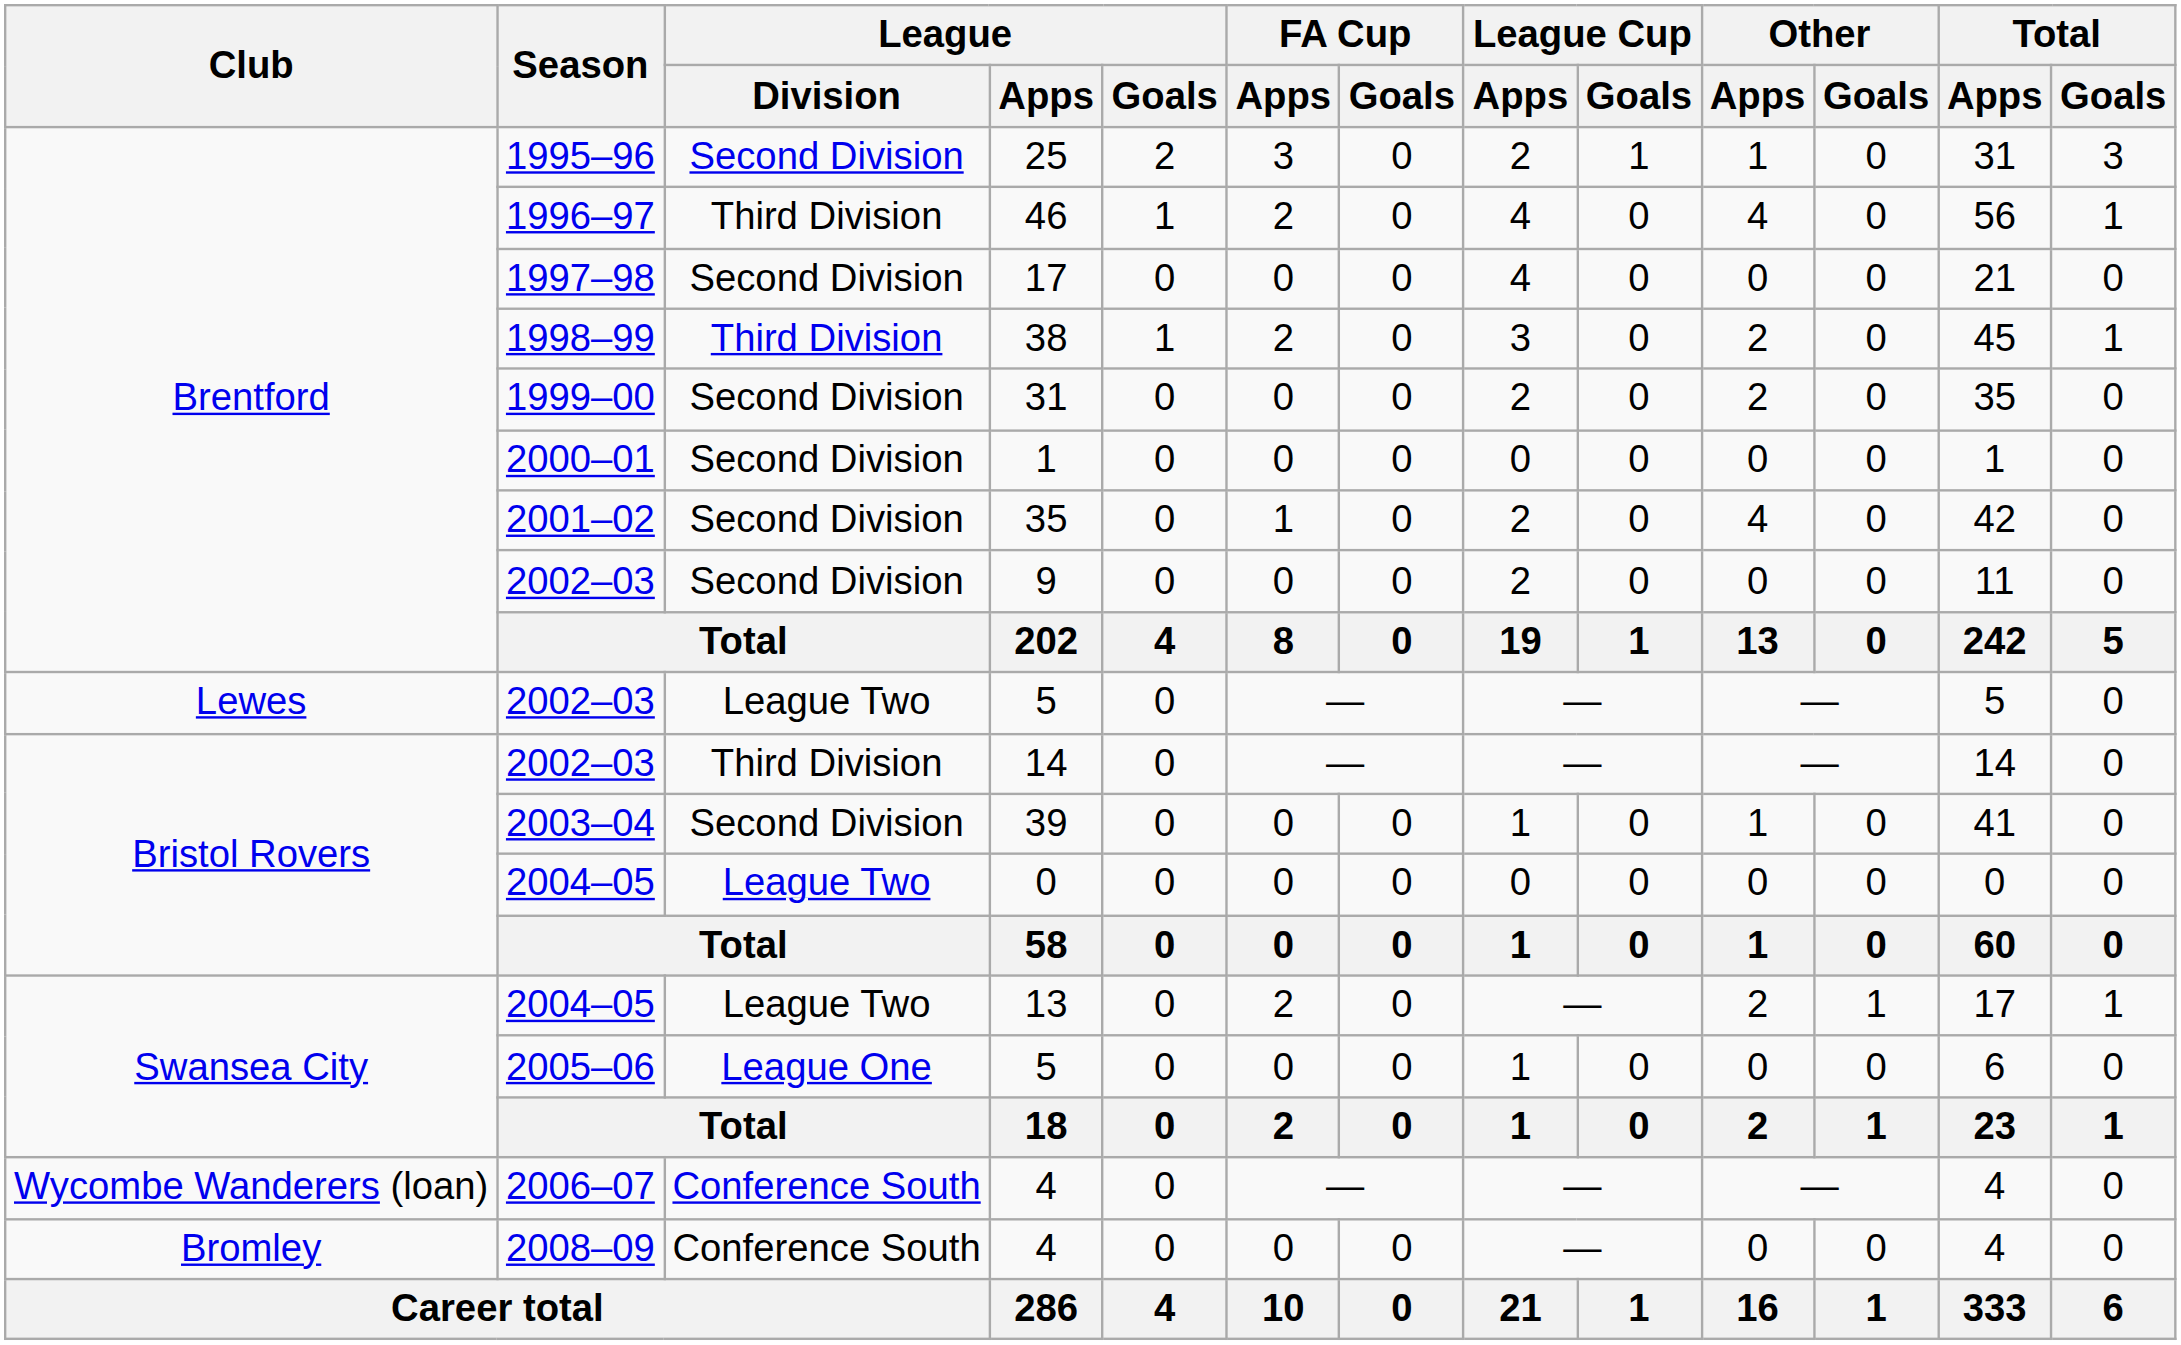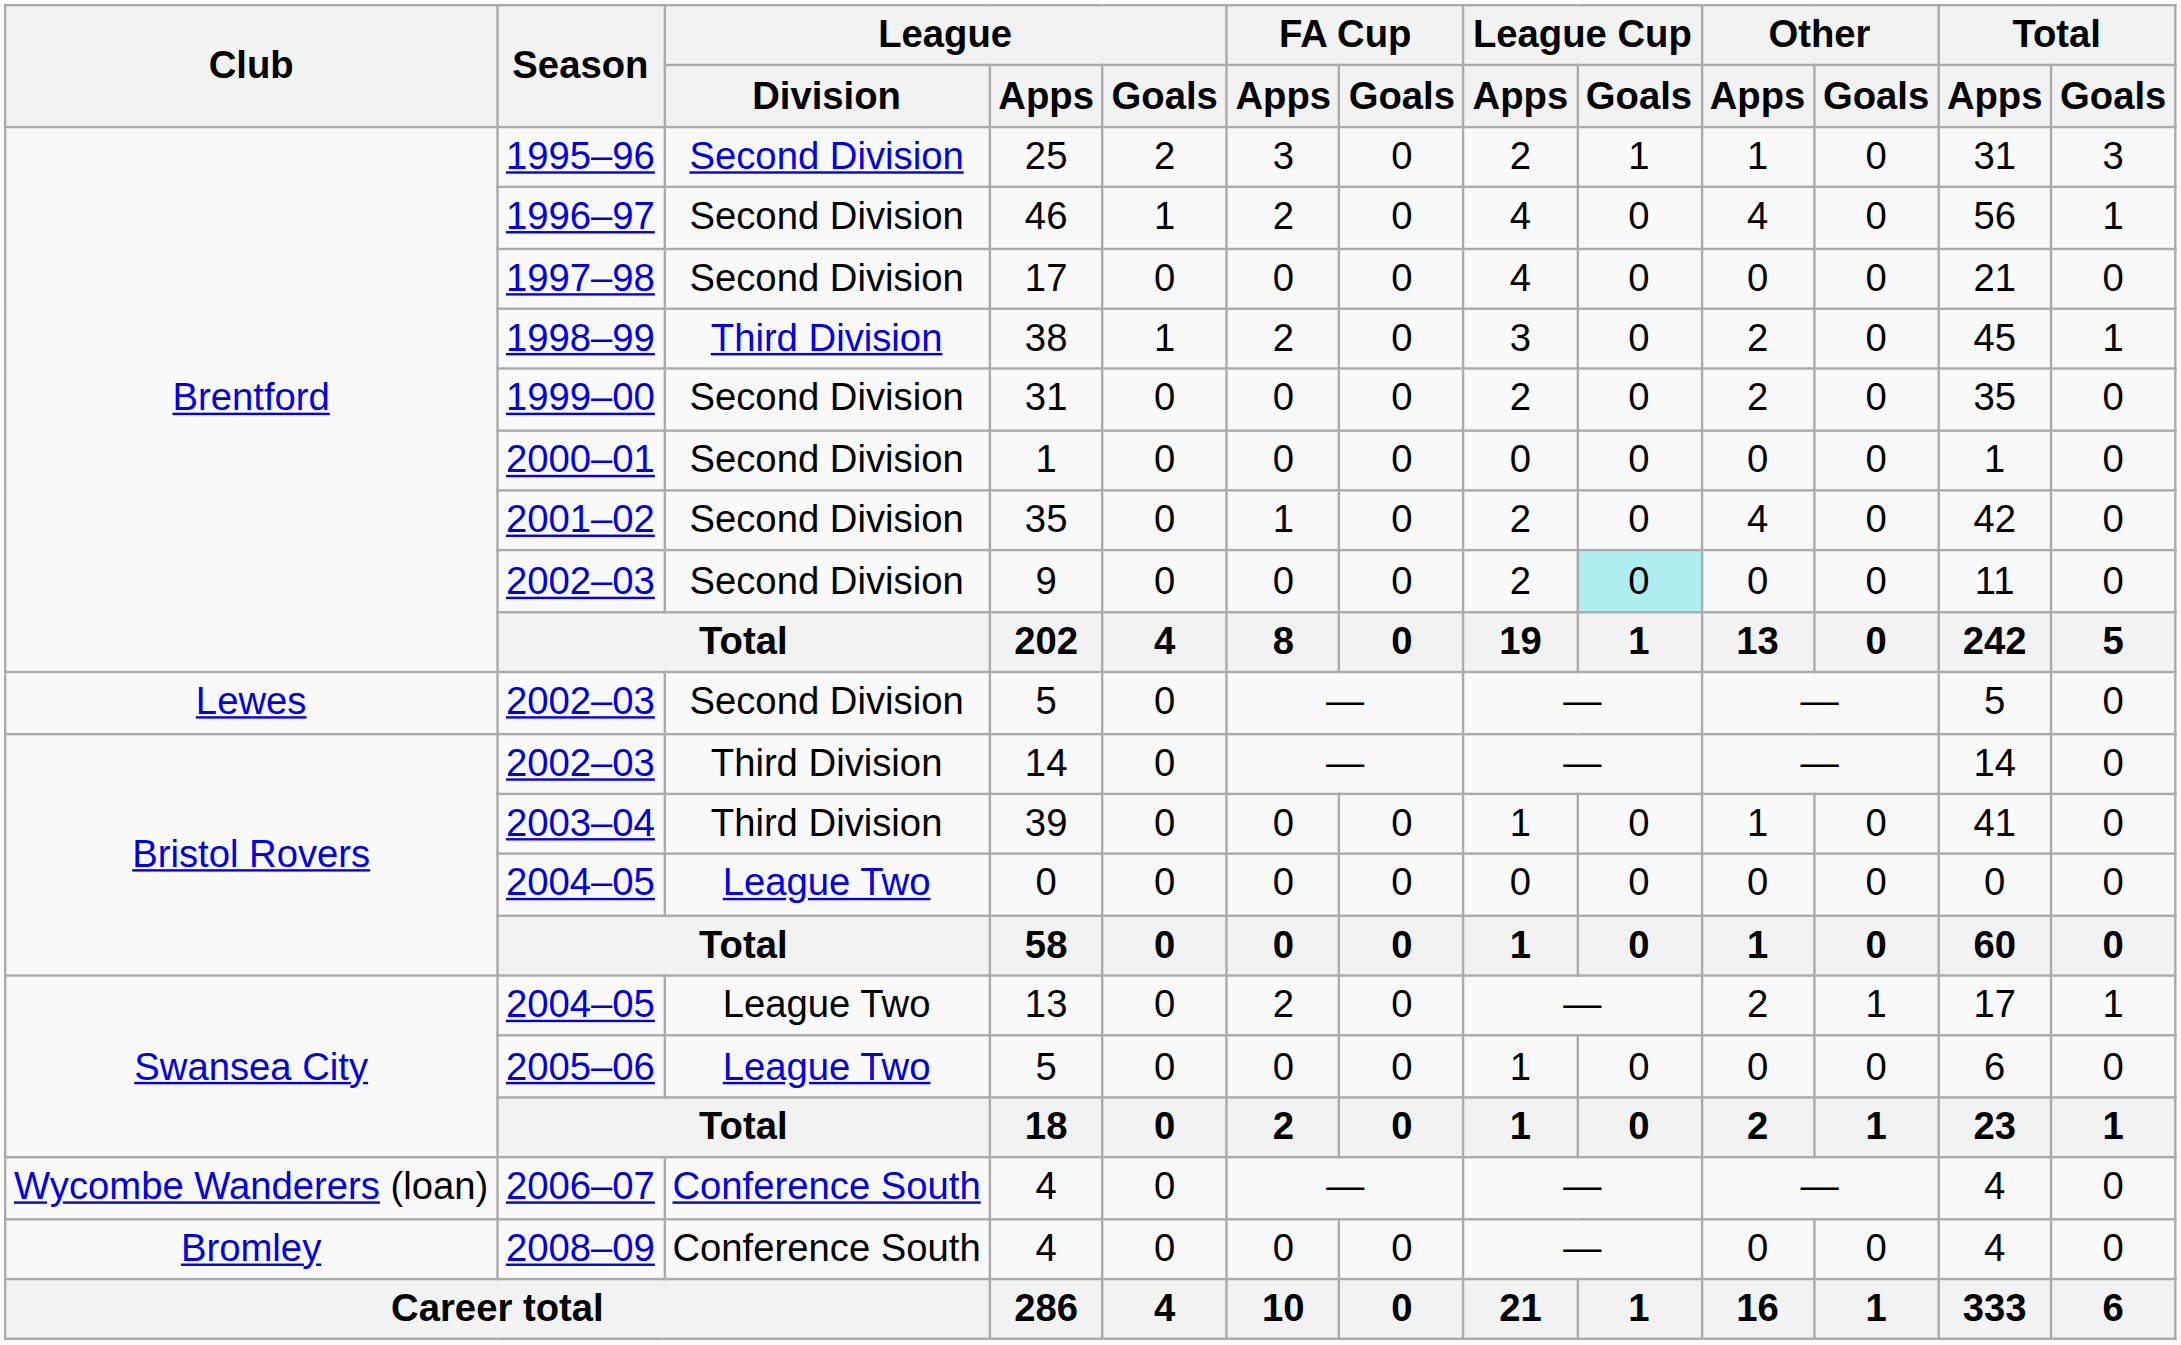(827, 216) Third Division -> (827, 216) Second Division
(1639, 580) no background -> (1639, 580) paleturquoise background
(827, 701) League Two -> (827, 701) Second Division
(827, 823) Second Division -> (827, 823) Third Division
(827, 1065) League One -> (827, 1065) League Two
